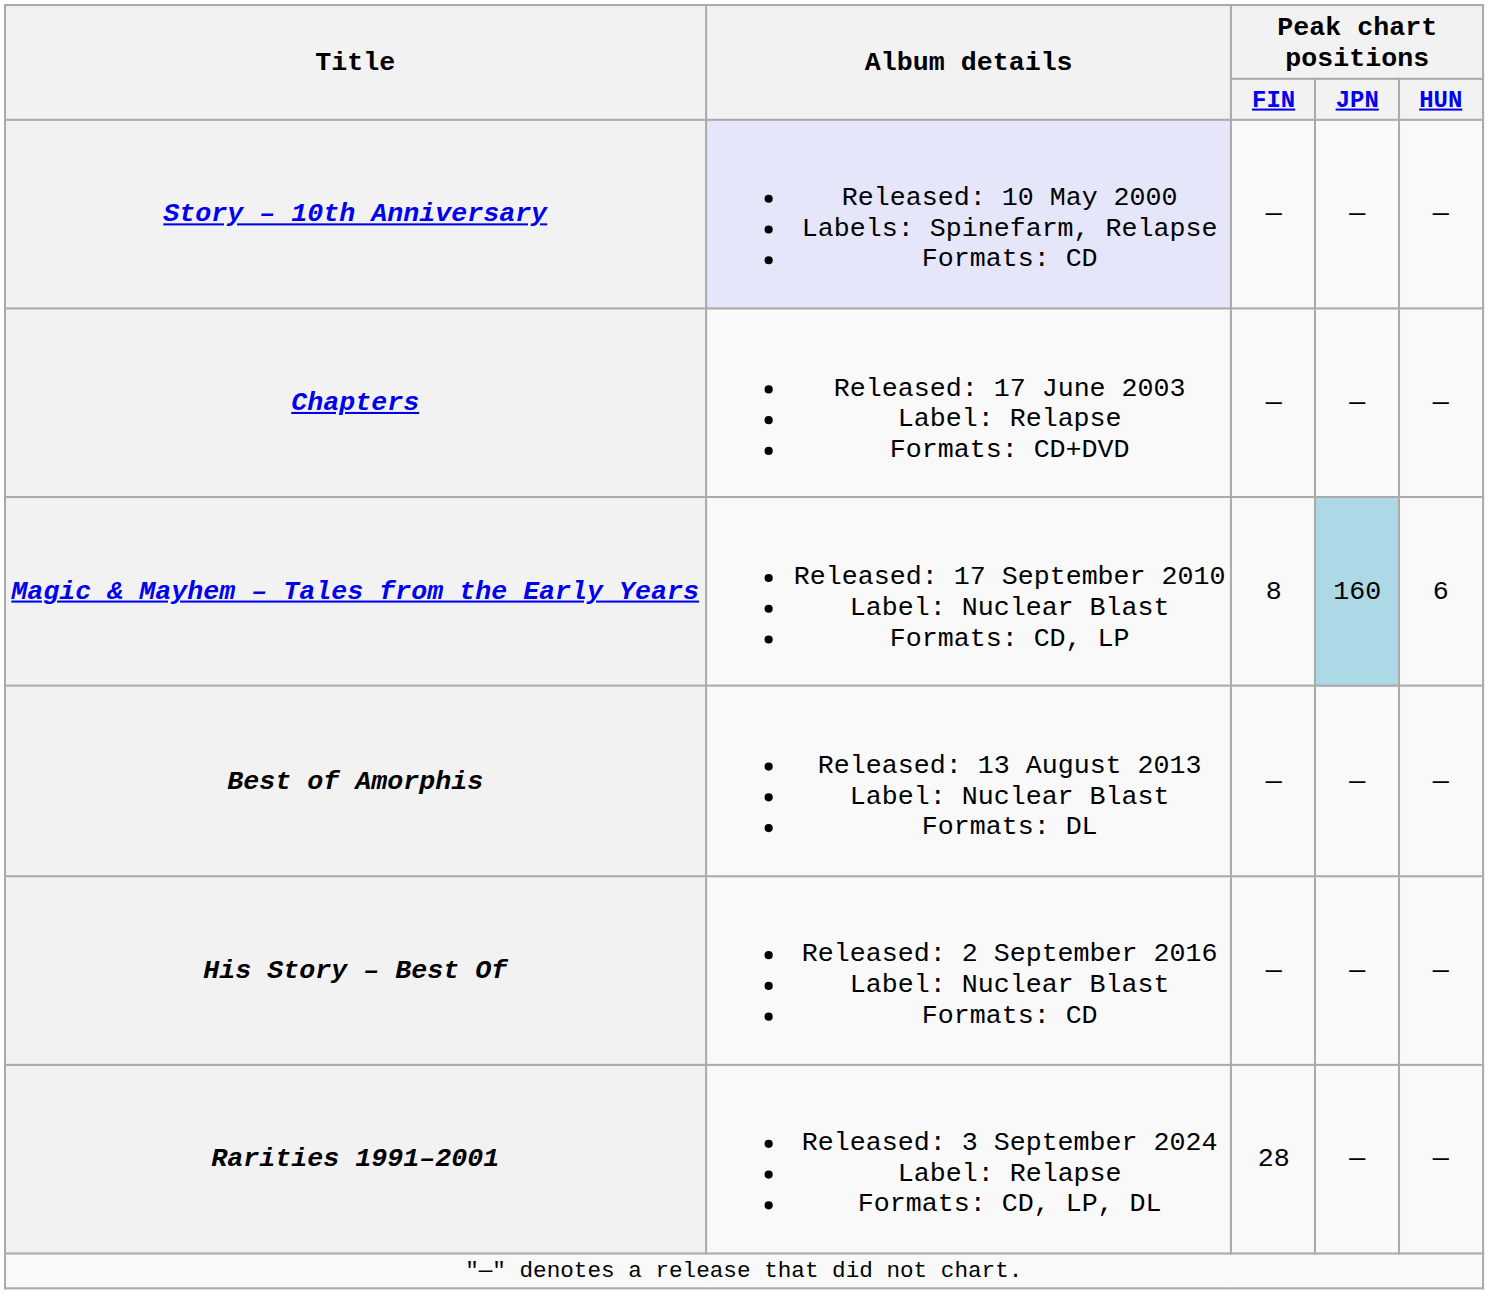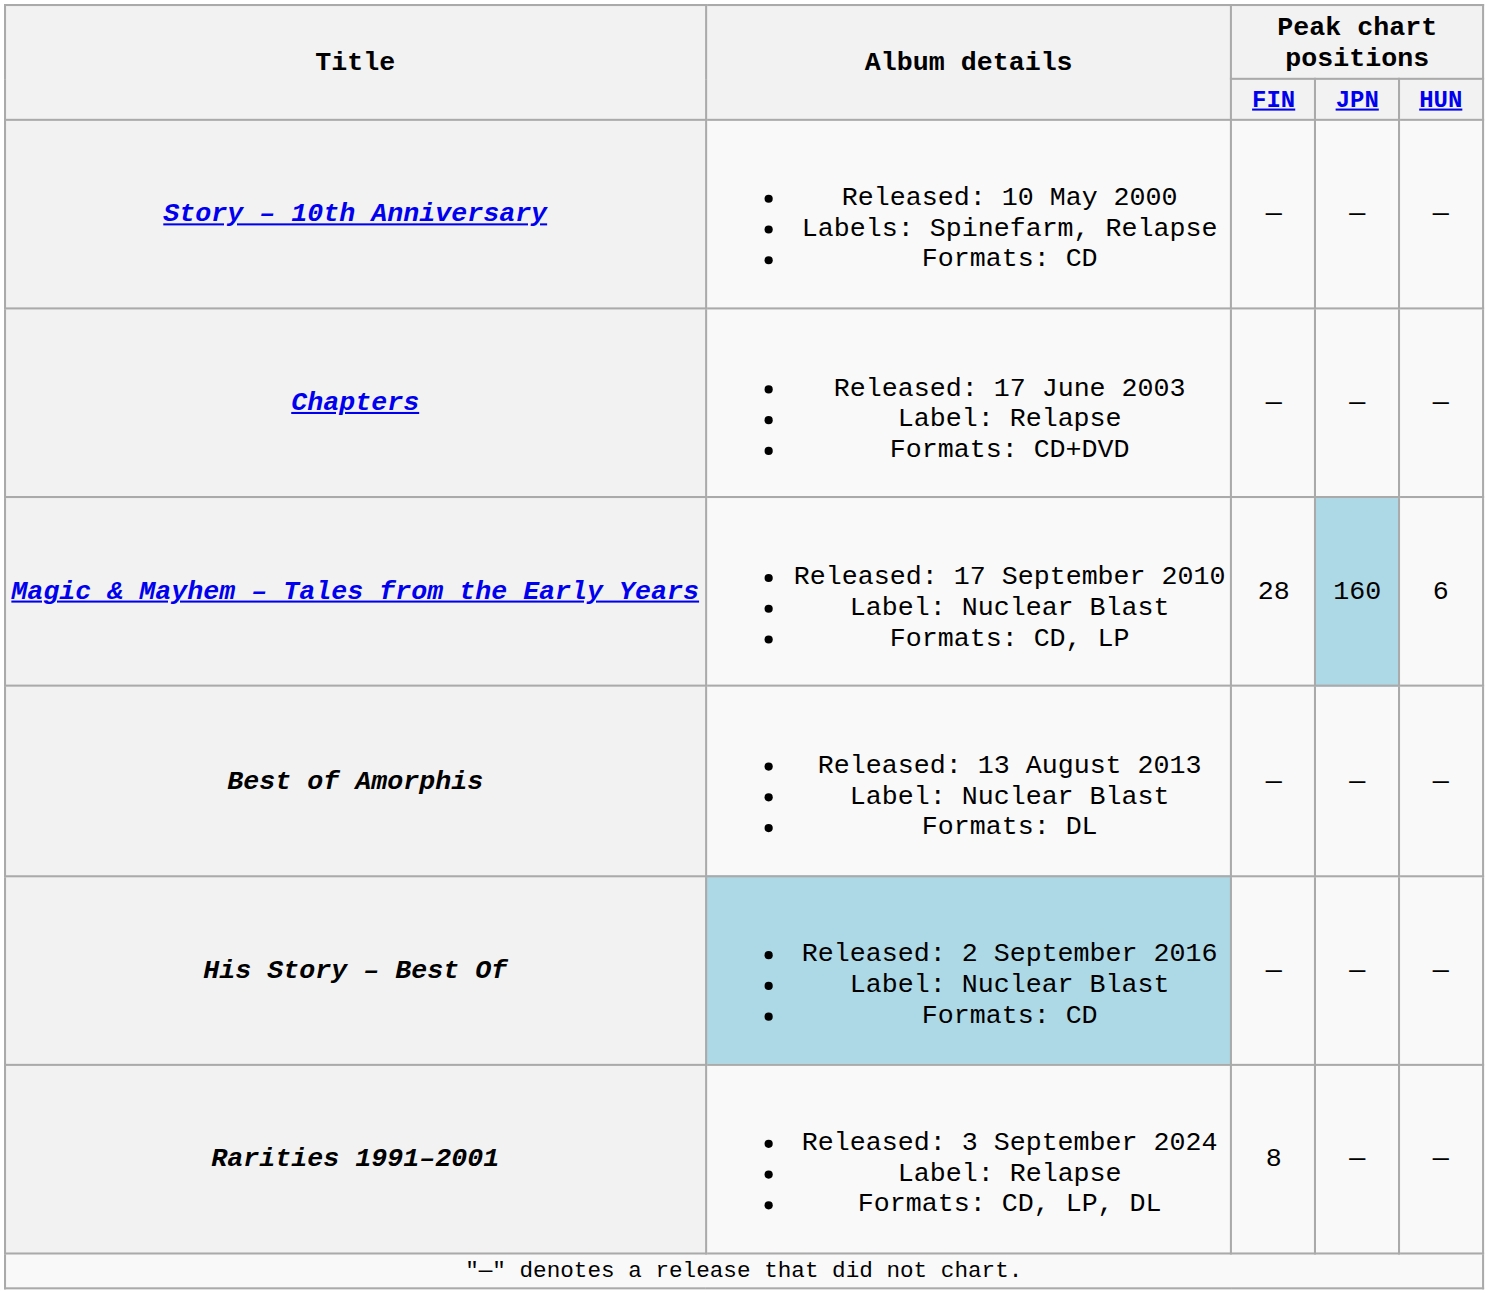(969, 229) lavender background -> (969, 229) no background
(1274, 592) 8 -> (1274, 592) 28
(969, 985) no background -> (969, 985) lightblue background
(1274, 1159) 28 -> (1274, 1159) 8
